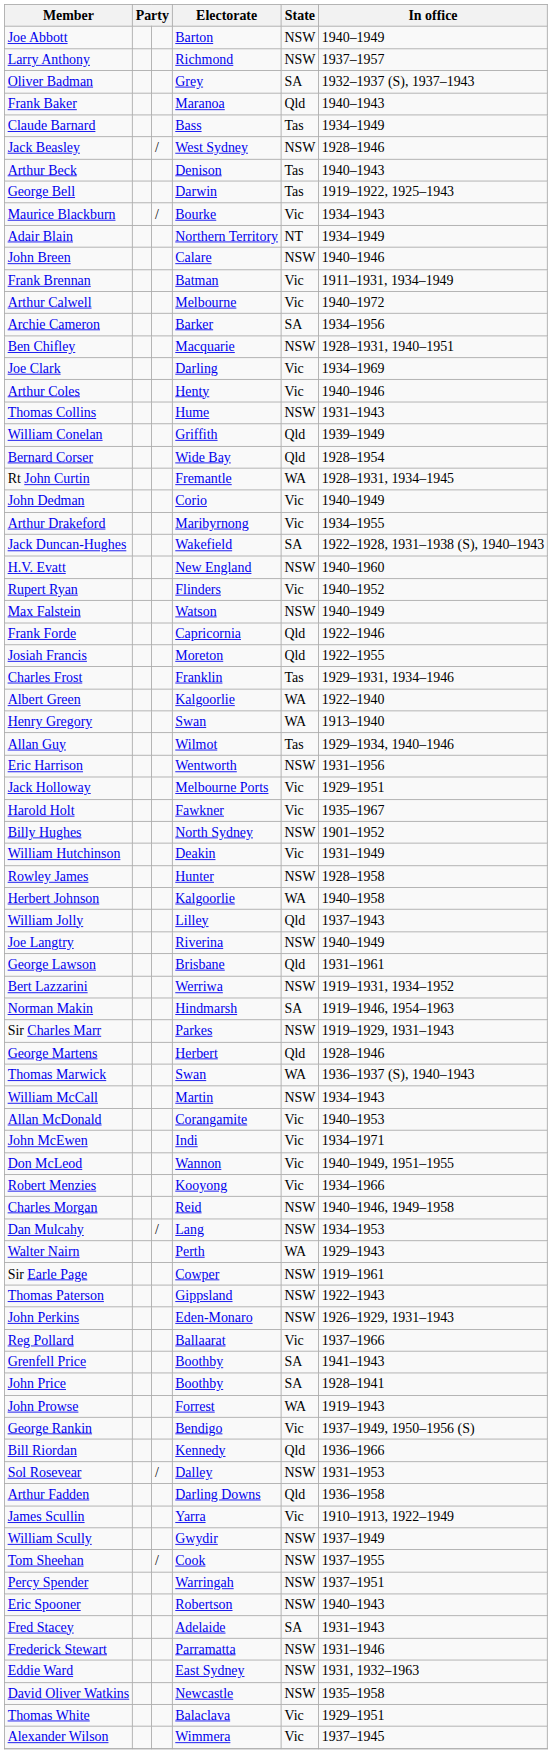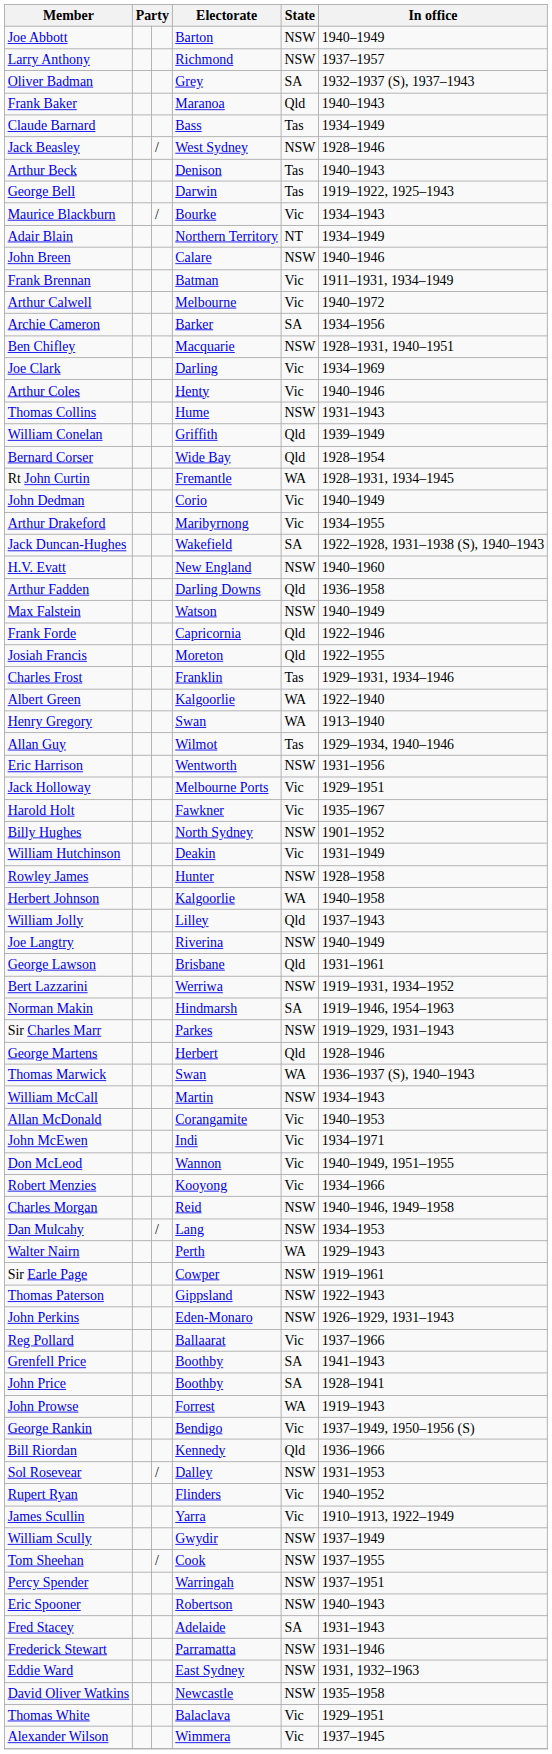rows swapped: (48, 1494) <-> (43, 589)
